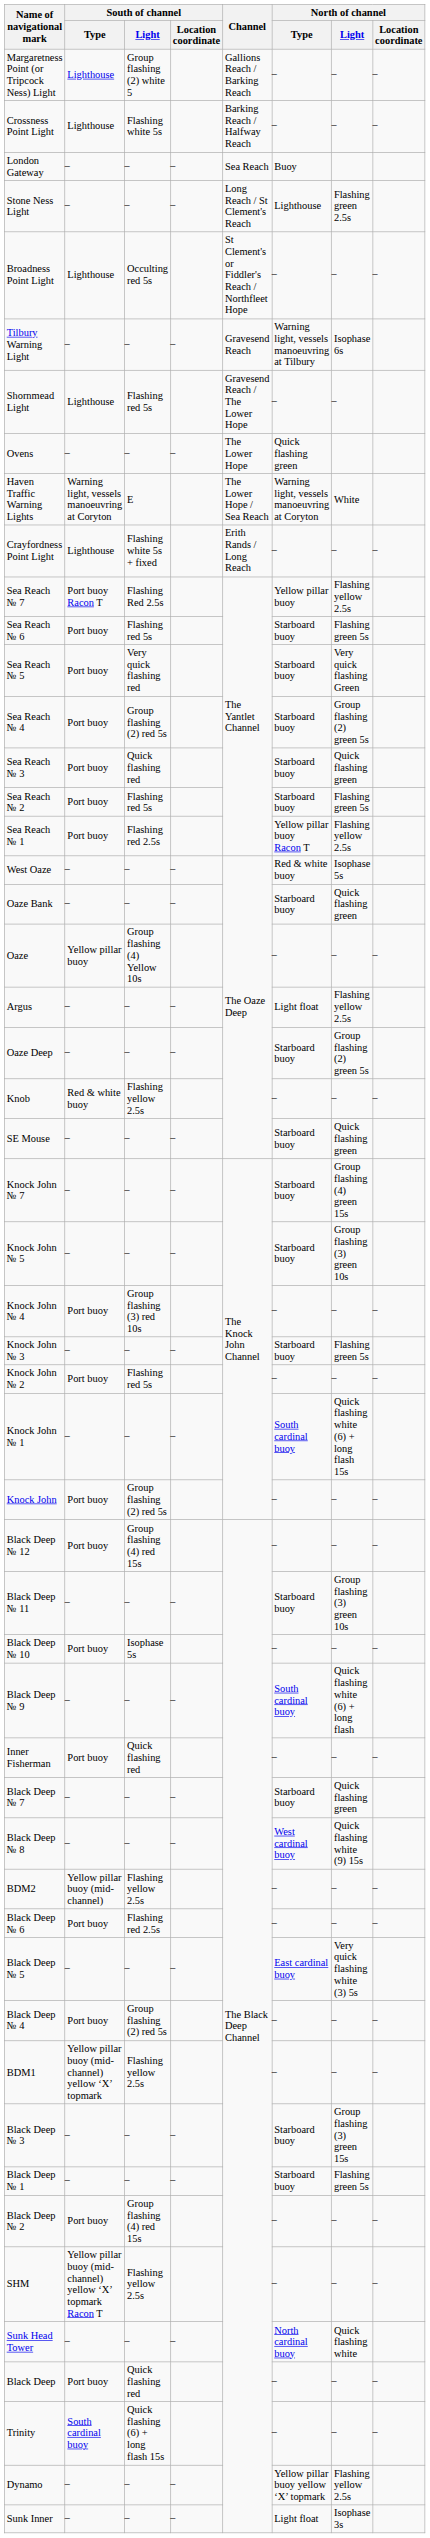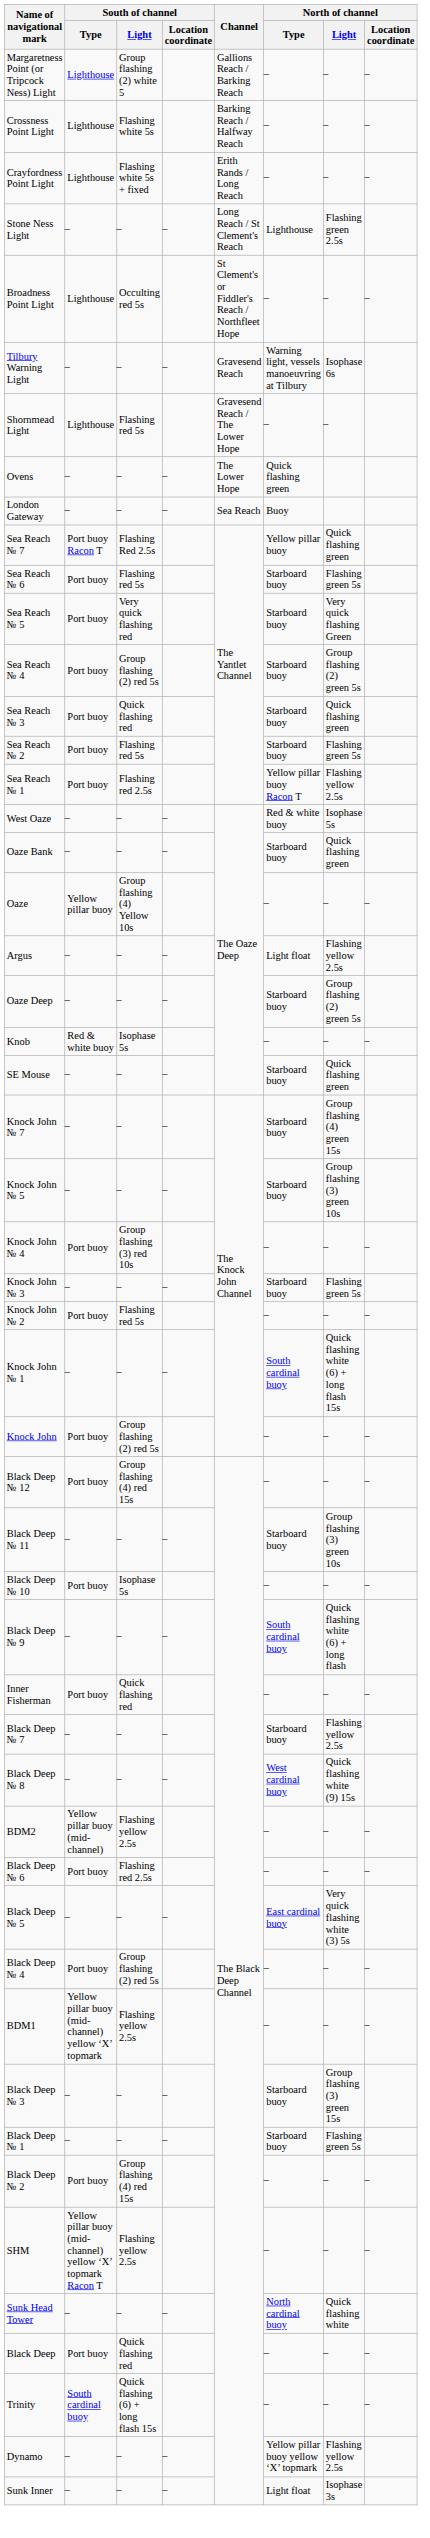rows swapped: (34, 551) <-> (25, 166)
- row: (25, 499)
(352, 596) Flashing yellow 2.5s -> (343, 545) Quick flashing green
(145, 1098) Flashing yellow 2.5s -> (137, 1041) Isophase 5s
(351, 1797) Quick flashing green -> (344, 1734) Flashing yellow 2.5s
